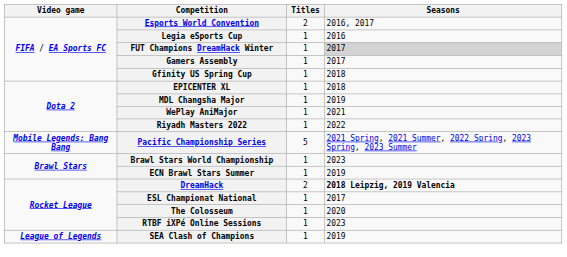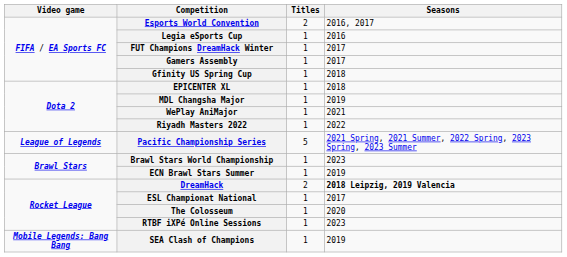(336, 49) lightgrey background -> (336, 49) no background
(61, 143) Mobile Legends: Bang Bang -> (61, 143) League of Legends
(61, 237) League of Legends -> (61, 241) Mobile Legends: Bang Bang
